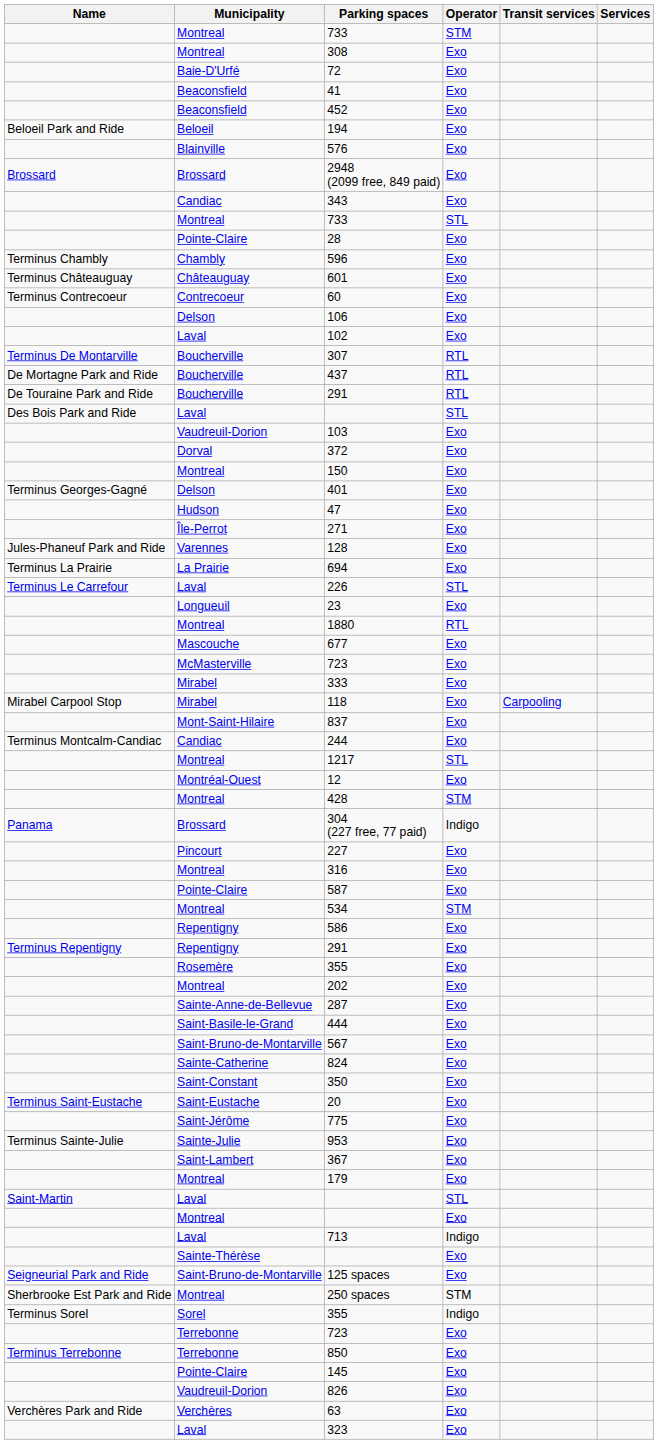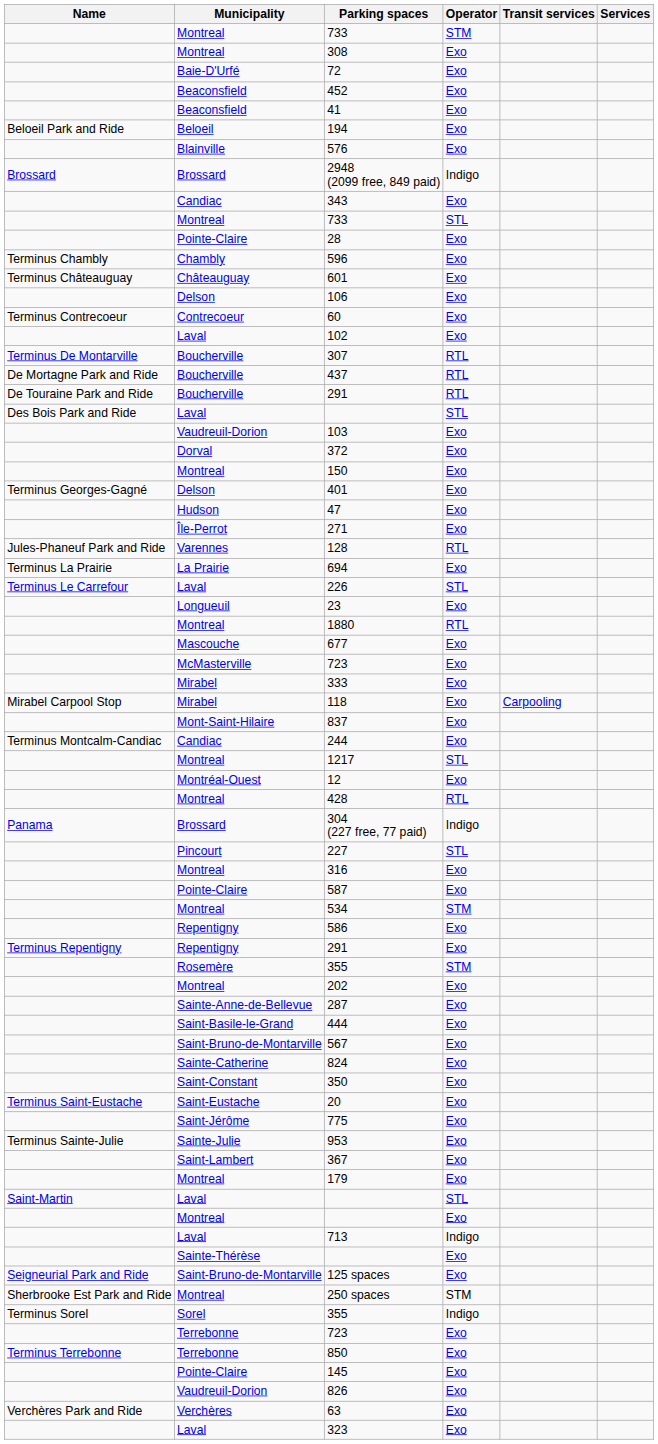rows swapped: (212, 110) <-> (212, 91)
(456, 175) Exo -> (462, 175) Indigo
rows swapped: (211, 297) <-> (196, 317)
(456, 548) Exo -> (457, 548) RTL
(459, 799) STM -> (457, 799) RTL
(456, 851) Exo -> (457, 851) STL
(456, 967) Exo -> (459, 967) STM
